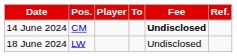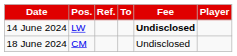columns swapped: (112, 12) <-> (220, 12)
(79, 28) CM -> (78, 28) LW
(78, 43) LW -> (79, 43) CM
